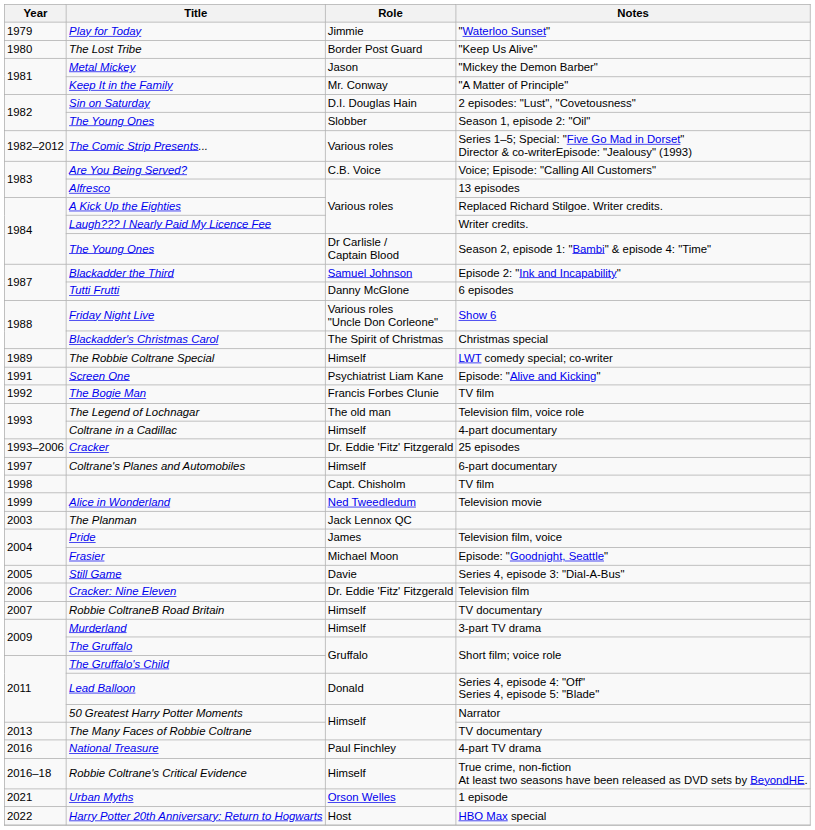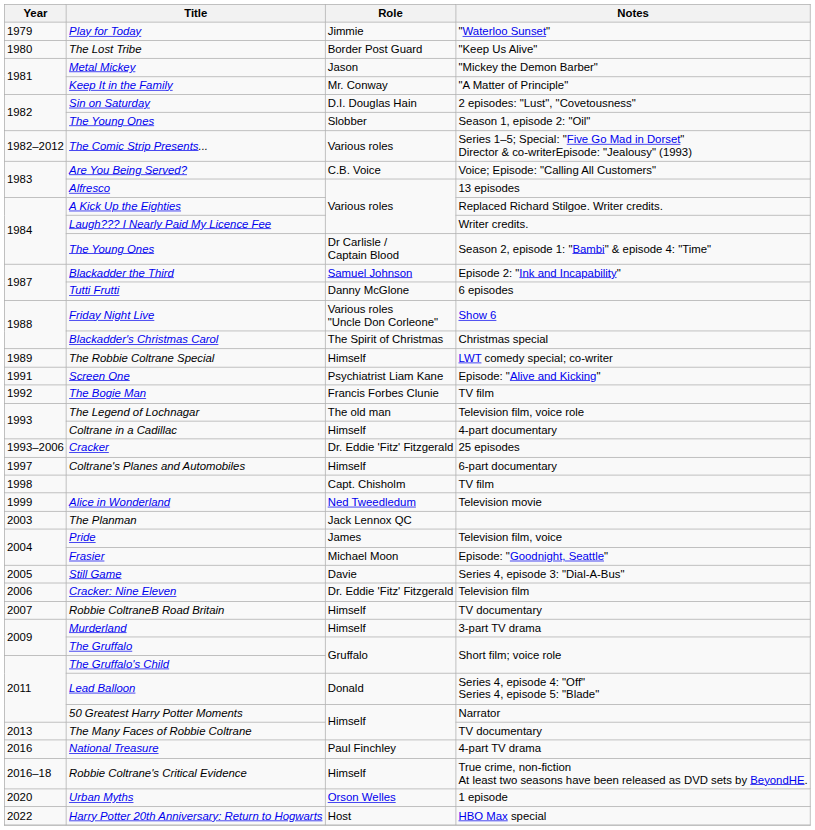(20, 798) 2021 -> (20, 798) 2020
